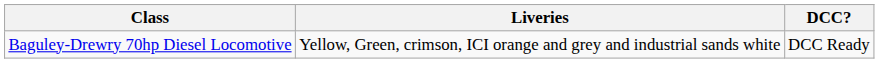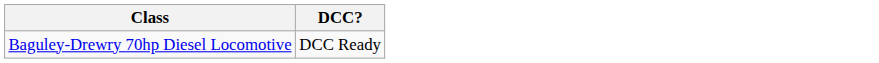- column: (540, 17)
